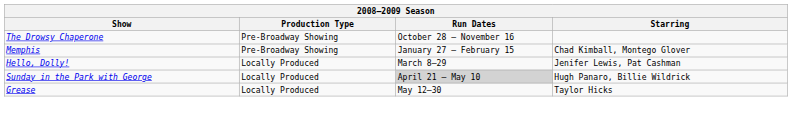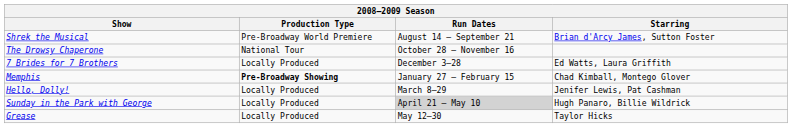+ row: (47, 37)
(290, 37) Pre-Broadway Showing -> (273, 50) National Tour
+ row: (62, 63)
(290, 50) normal -> (290, 77) bold
